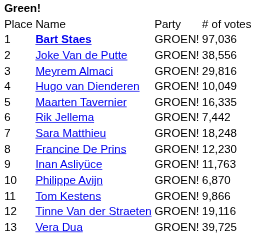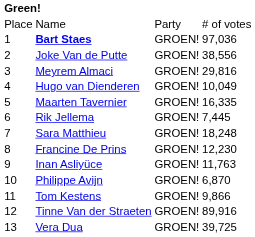(216, 118) 7,442 -> (216, 118) 7,445
(219, 211) 19,116 -> (219, 211) 89,916
